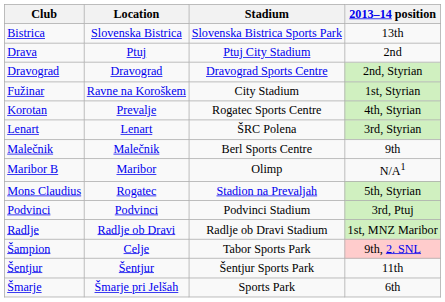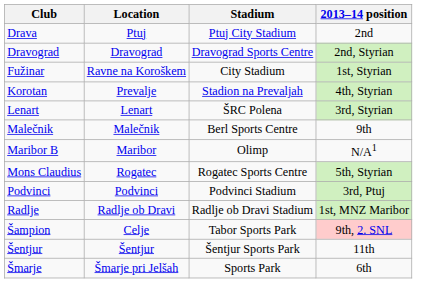- row: (26, 33)
(267, 110) Rogatec Sports Centre -> (252, 91) Stadion na Prevaljah
(267, 190) Stadion na Prevaljah -> (252, 171) Rogatec Sports Centre
